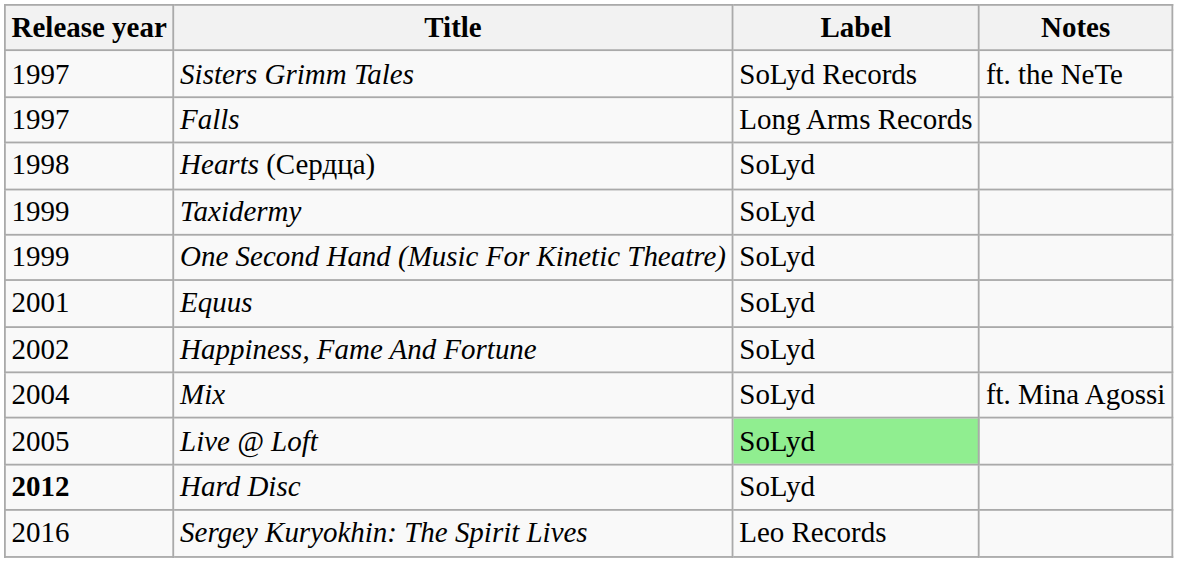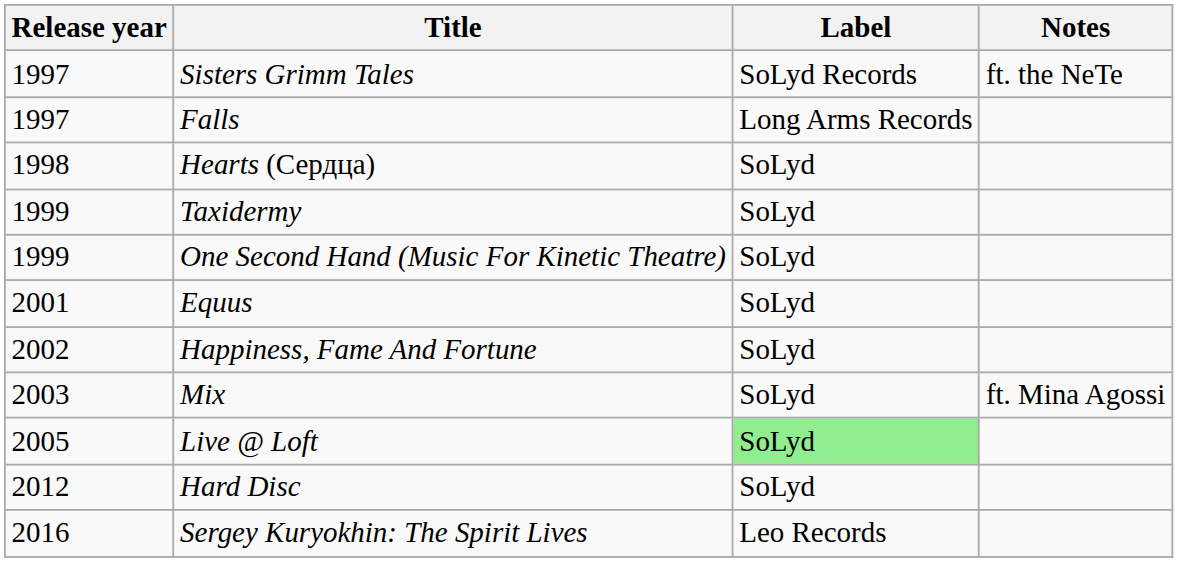(41, 394) 2004 -> (41, 394) 2003
(41, 486) bold -> (41, 486) normal
